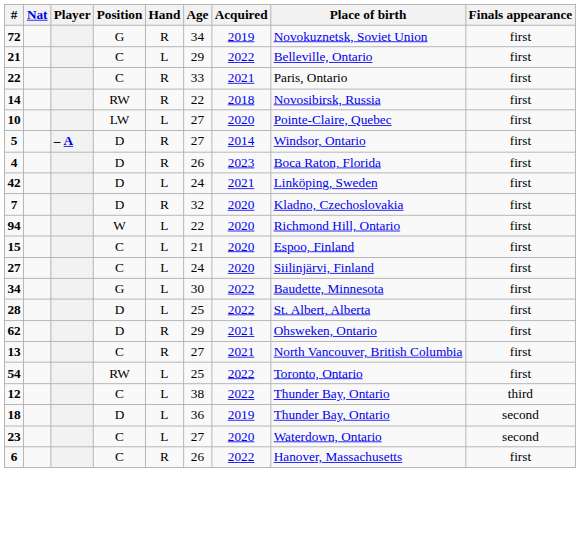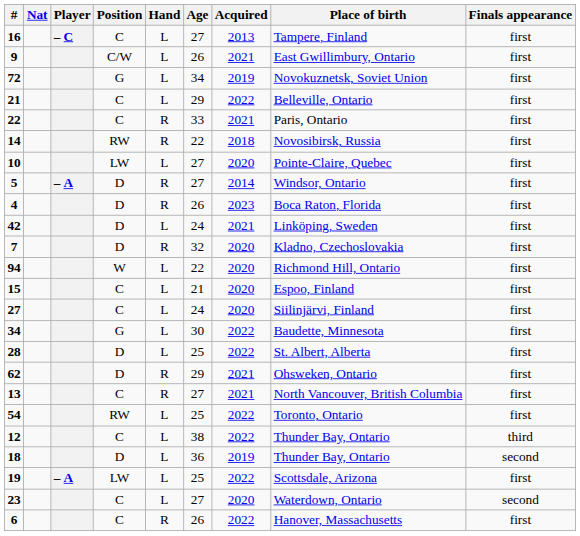+ row: (14, 36)
+ row: (14, 57)
(164, 36) R -> (164, 78) L
+ row: (14, 478)
